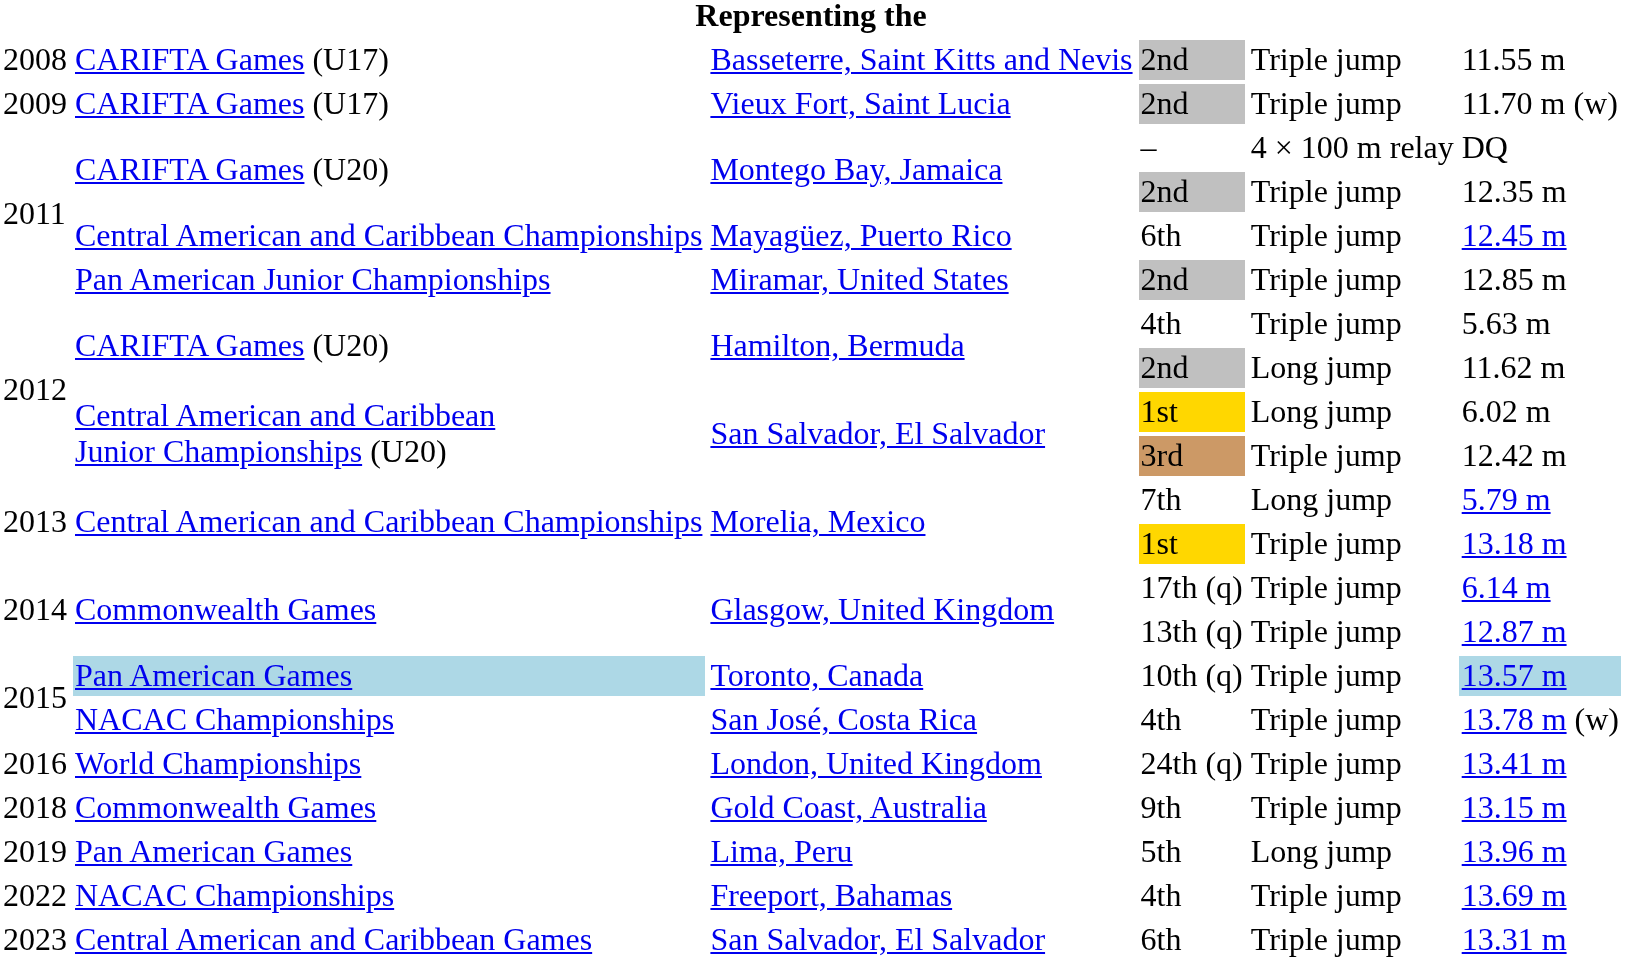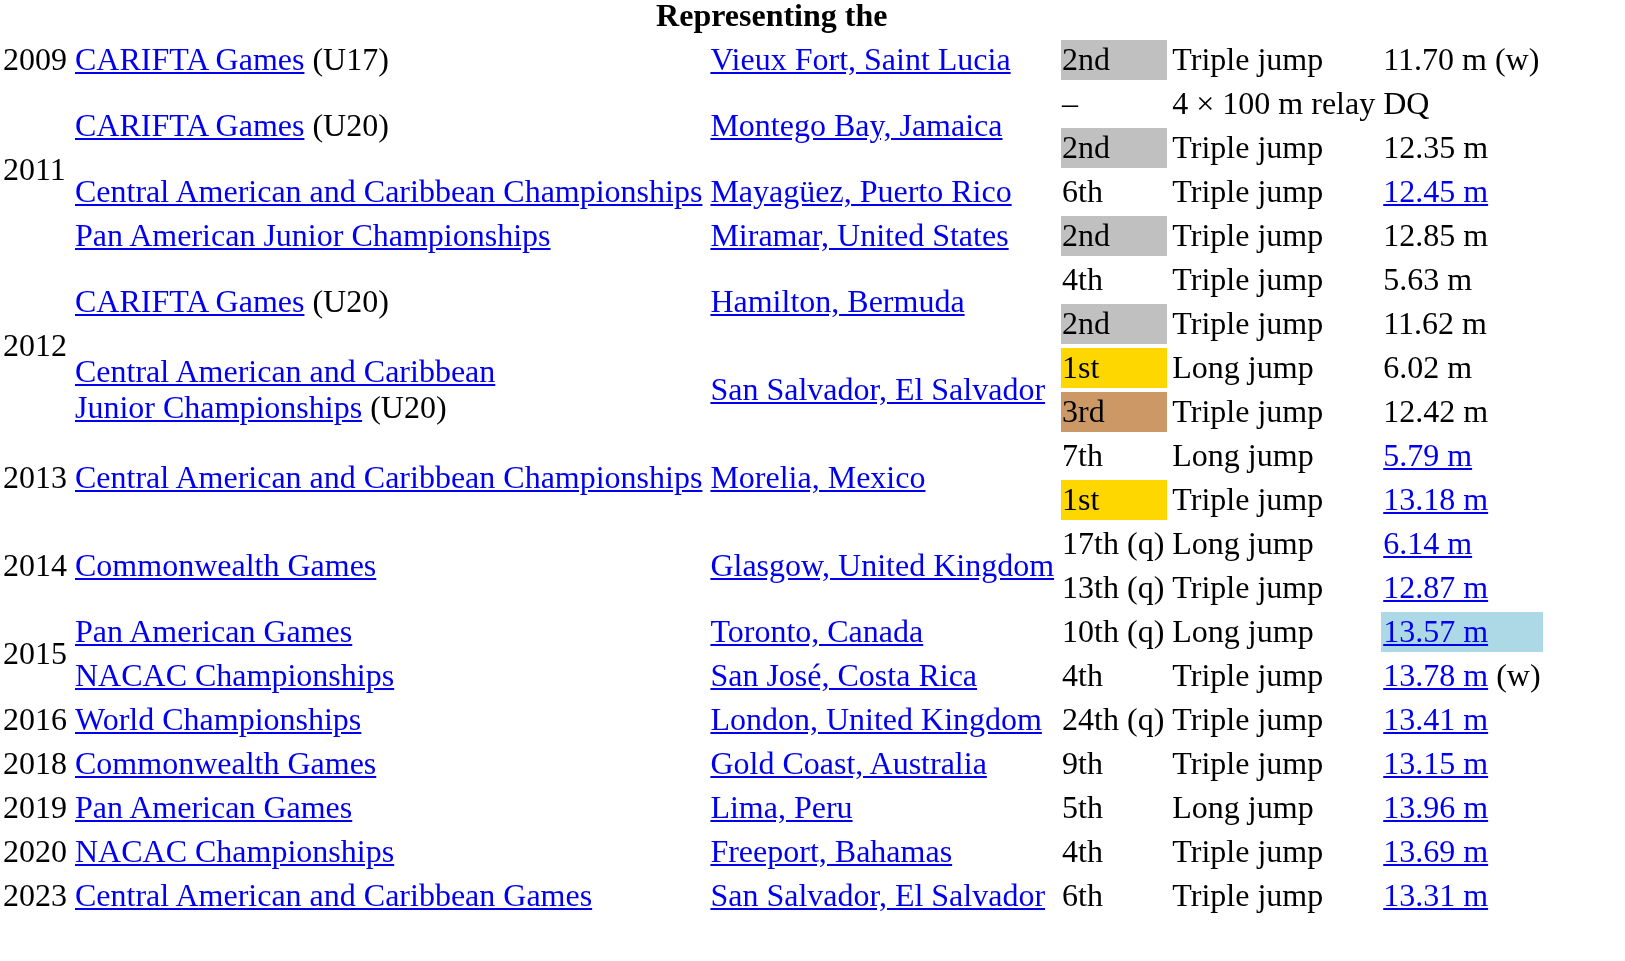- row: (921, 59)
(1321, 367) Long jump -> (1248, 323) Triple jump
(1326, 587) Triple jump -> (1243, 543) Long jump
(214, 675) lightblue background -> (214, 631) no background
(1326, 675) Triple jump -> (1243, 631) Long jump
(35, 895) 2022 -> (35, 851) 2020
